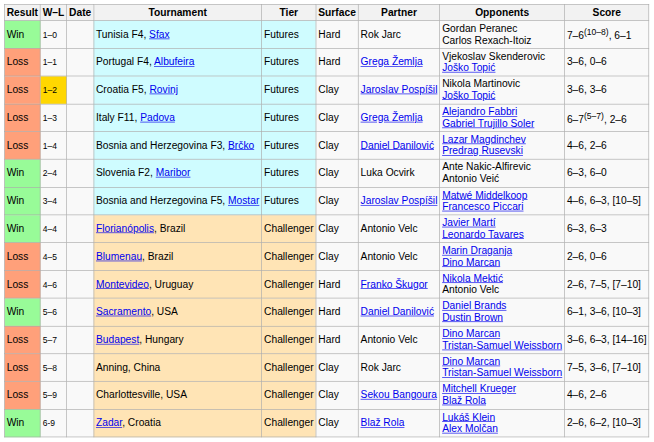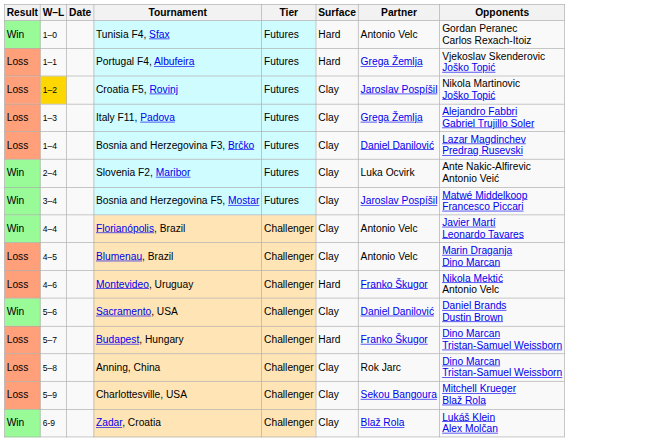- column: (607, 12)
(381, 34) Rok Jarc -> (389, 34) Antonio Velc
(329, 312) Hard -> (329, 312) Clay
(389, 339) Antonio Velc -> (394, 339) Franko Škugor
